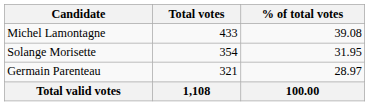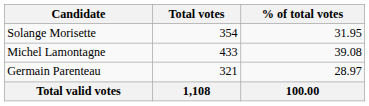rows swapped: (56, 33) <-> (52, 52)
